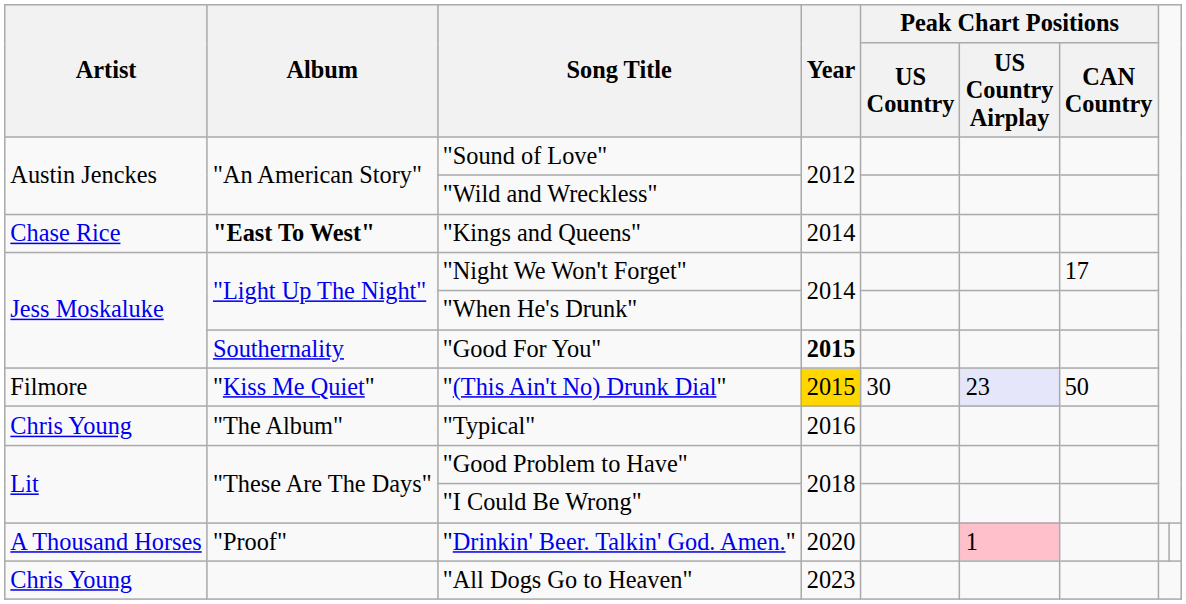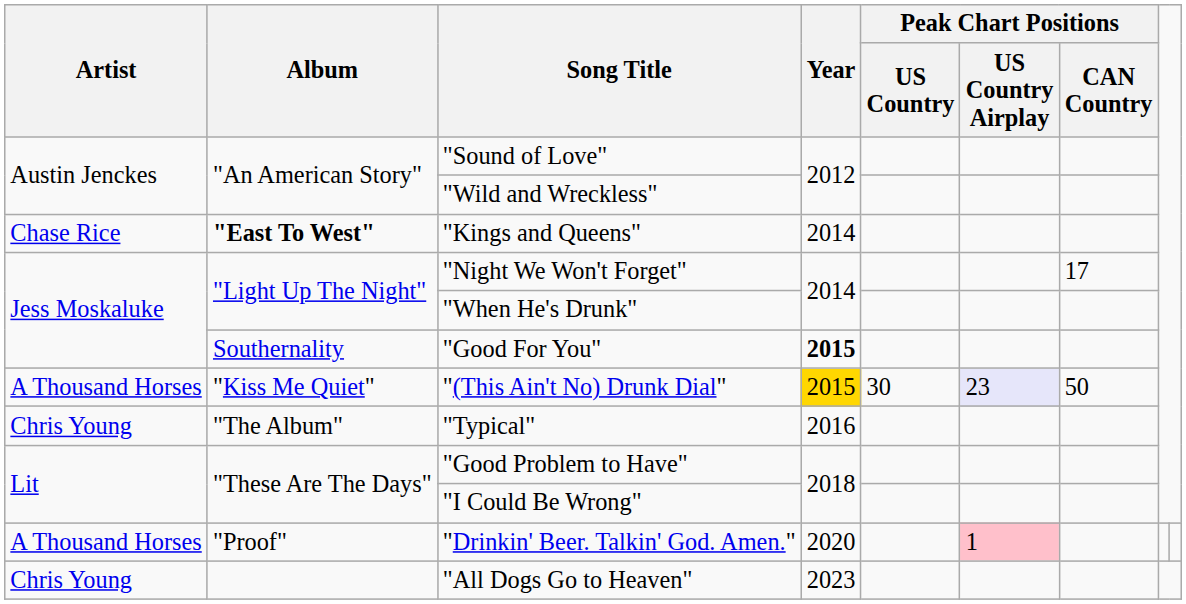(49, 387) Filmore -> (106, 387) A Thousand Horses
